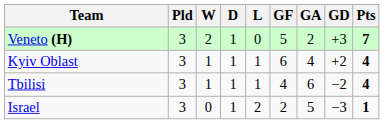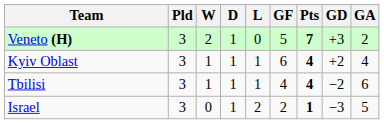columns swapped: (311, 15) <-> (366, 15)
